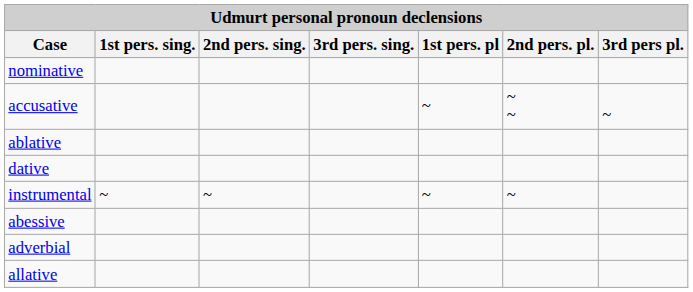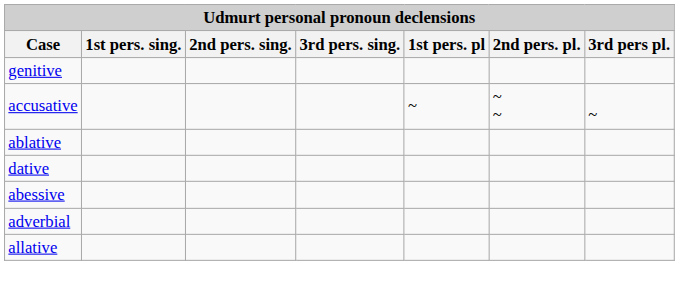- row: (46, 70)
+ row: (35, 70)
- row: (50, 194)
